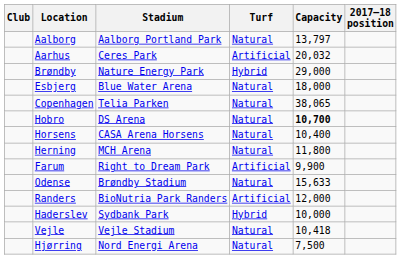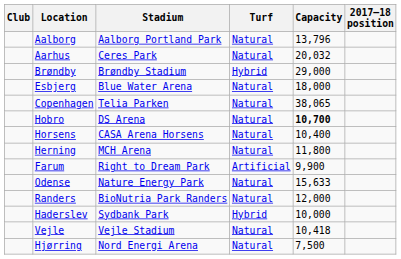(313, 39) 13,797 -> (313, 39) 13,796
(261, 55) Artificial -> (253, 55) Natural
(151, 71) Nature Energy Park -> (142, 71) Brøndby Stadium
(142, 182) Brøndby Stadium -> (151, 182) Nature Energy Park
(261, 198) Artificial -> (253, 198) Natural
